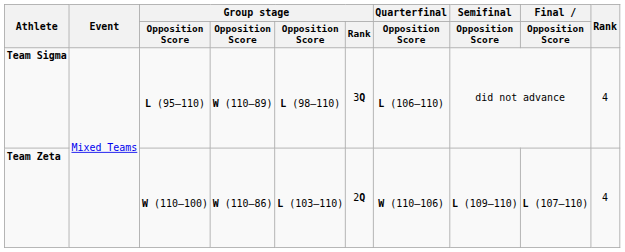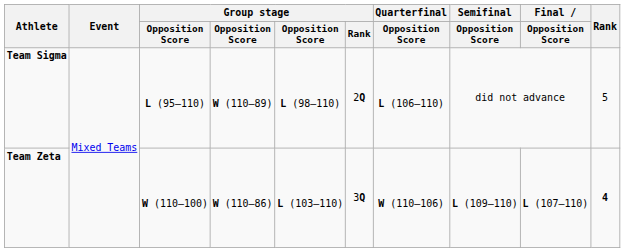(359, 98) 3Q -> (359, 98) 2Q
(605, 98) 4 -> (605, 98) 5
(359, 198) 2Q -> (359, 198) 3Q
(605, 198) normal -> (605, 198) bold
